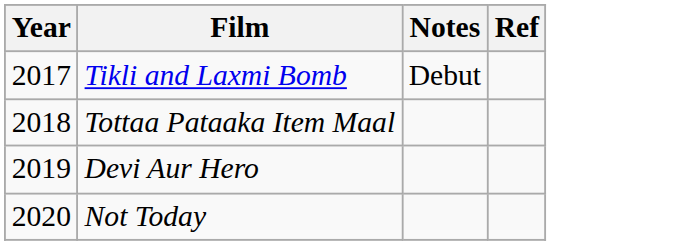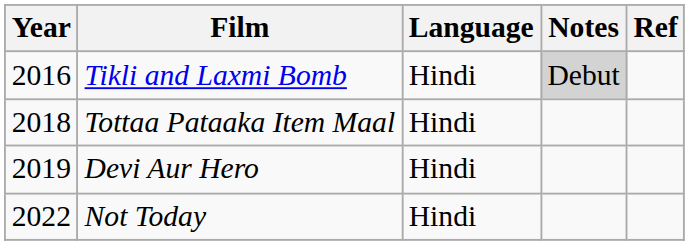+ column: (471, 27)
(41, 74) 2017 -> (41, 74) 2016
(445, 74) no background -> (584, 74) lightgrey background
(41, 215) 2020 -> (41, 215) 2022
